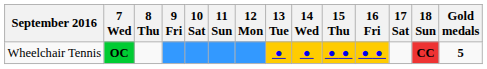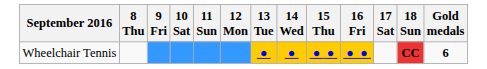- column: (119, 23)
(461, 52) 5 -> (446, 52) 6
